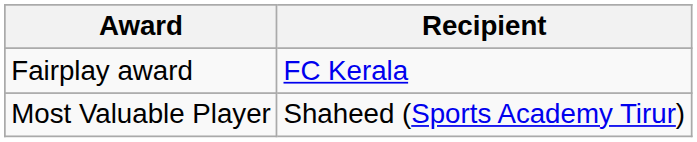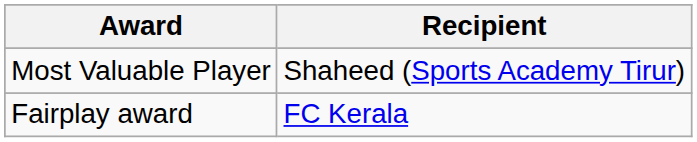rows swapped: (141, 114) <-> (102, 70)
